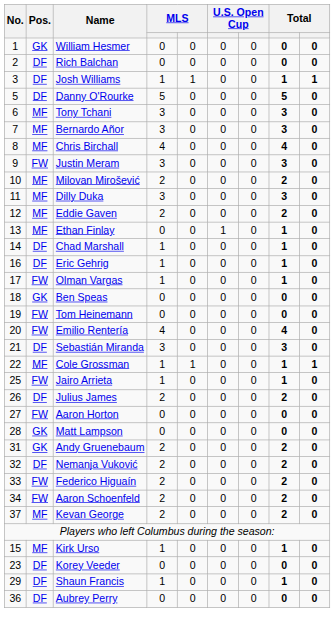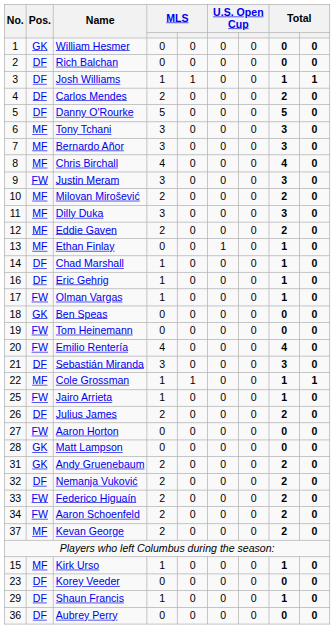+ row: (91, 96)
